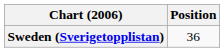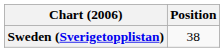(193, 36) 36 -> (193, 36) 38
